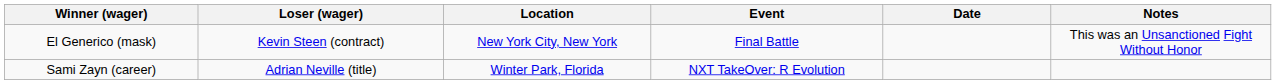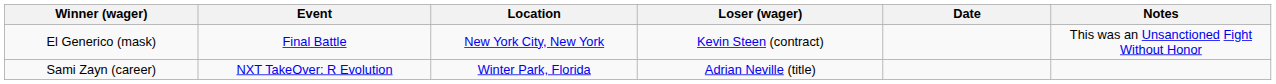columns swapped: (321, 14) <-> (767, 14)
